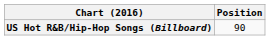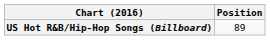(240, 28) 90 -> (240, 28) 89
